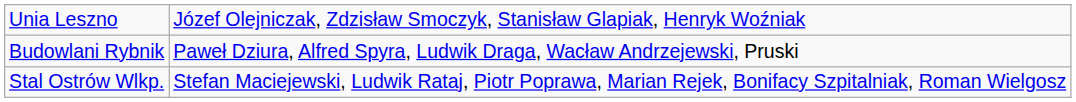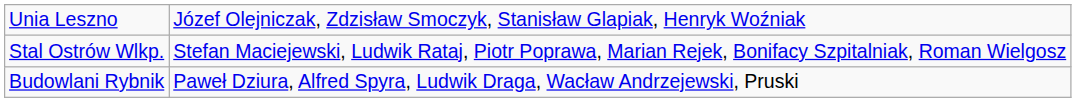rows swapped: (87, 50) <-> (87, 81)
